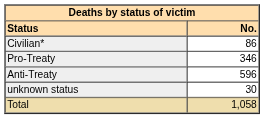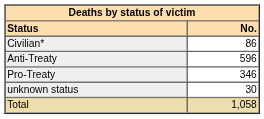rows swapped: (31, 59) <-> (32, 74)
